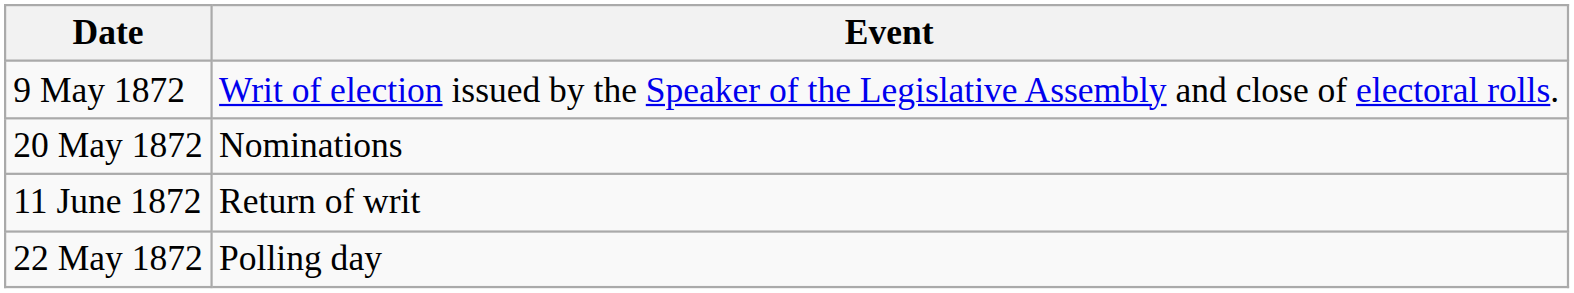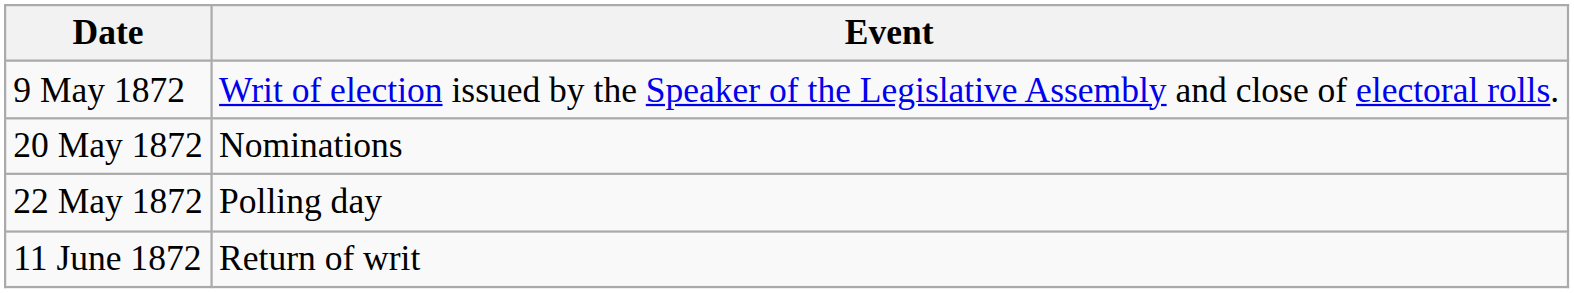rows swapped: (108, 257) <-> (107, 201)
